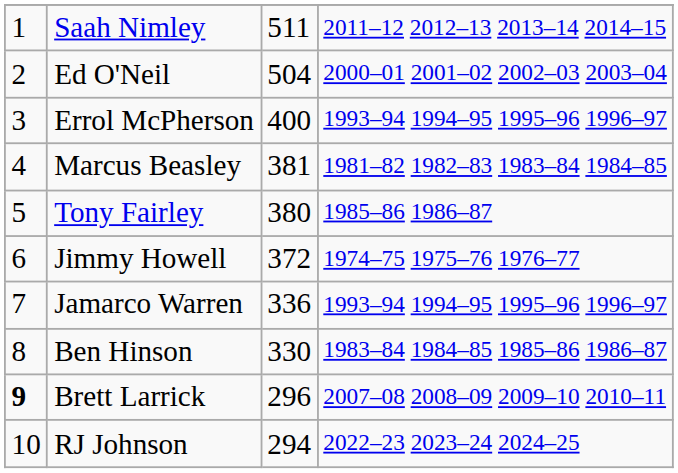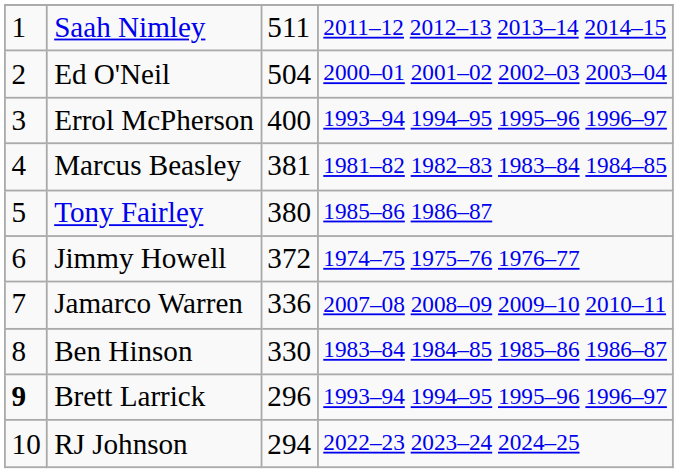(495, 304) 1993–94 1994–95 1995–96 1996–97 -> (495, 304) 2007–08 2008–09 2009–10 2010–11
(495, 397) 2007–08 2008–09 2009–10 2010–11 -> (495, 397) 1993–94 1994–95 1995–96 1996–97
